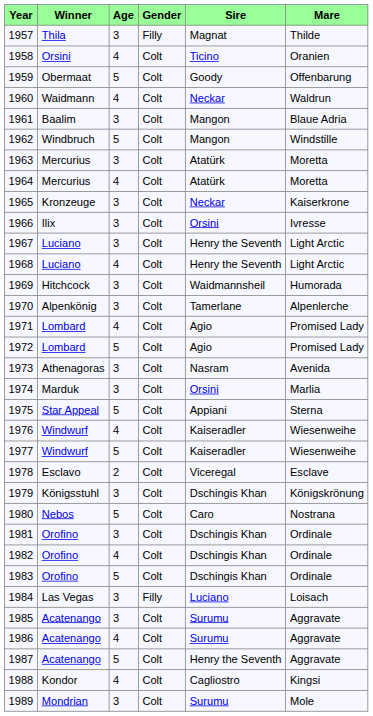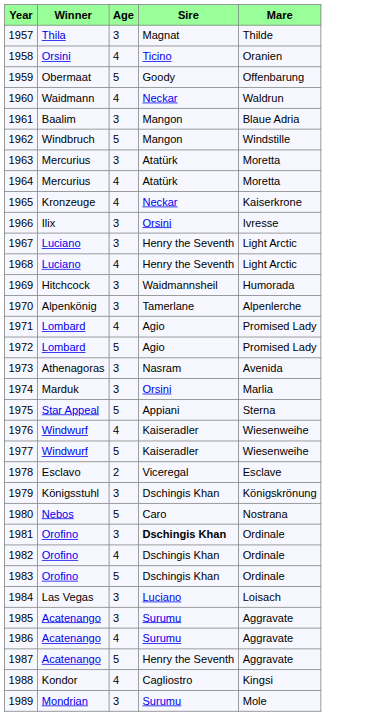- column: (162, 15)
(116, 202) 3 -> (116, 202) 4
(228, 535) normal -> (184, 535) bold
